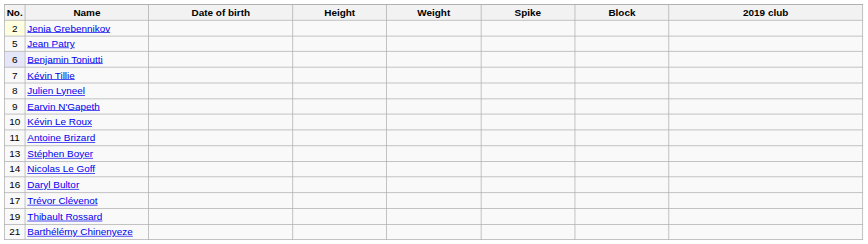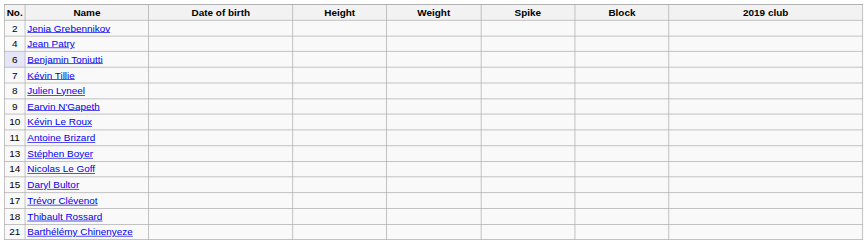(15, 28) lightyellow background -> (15, 28) no background
(15, 44) 5 -> (15, 44) 4
(15, 185) 16 -> (15, 185) 15
(15, 217) 19 -> (15, 217) 18
